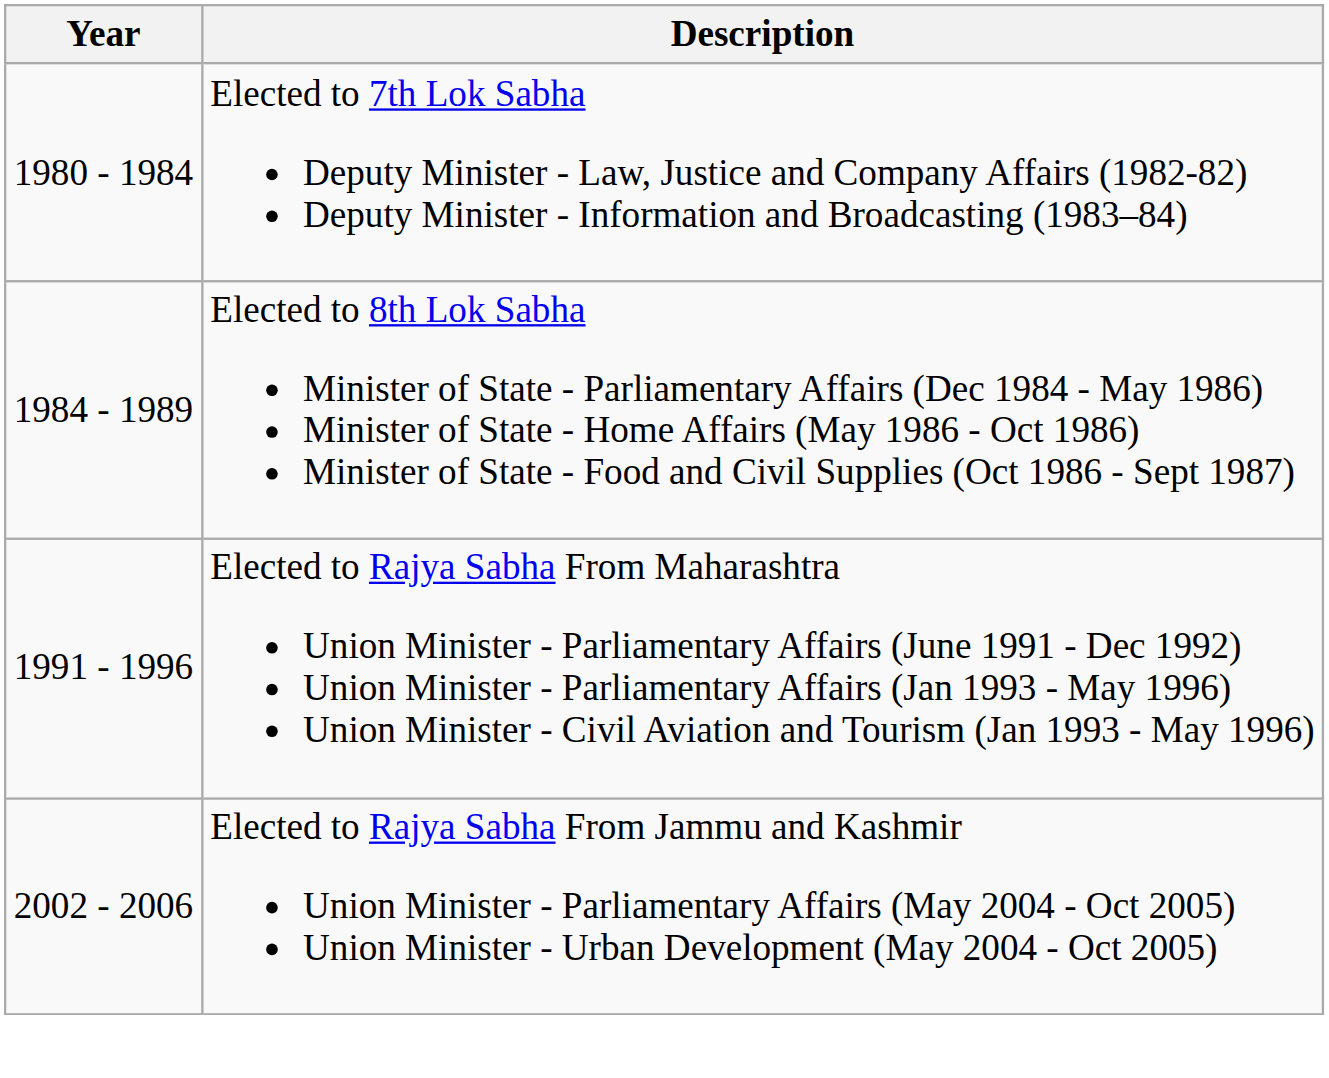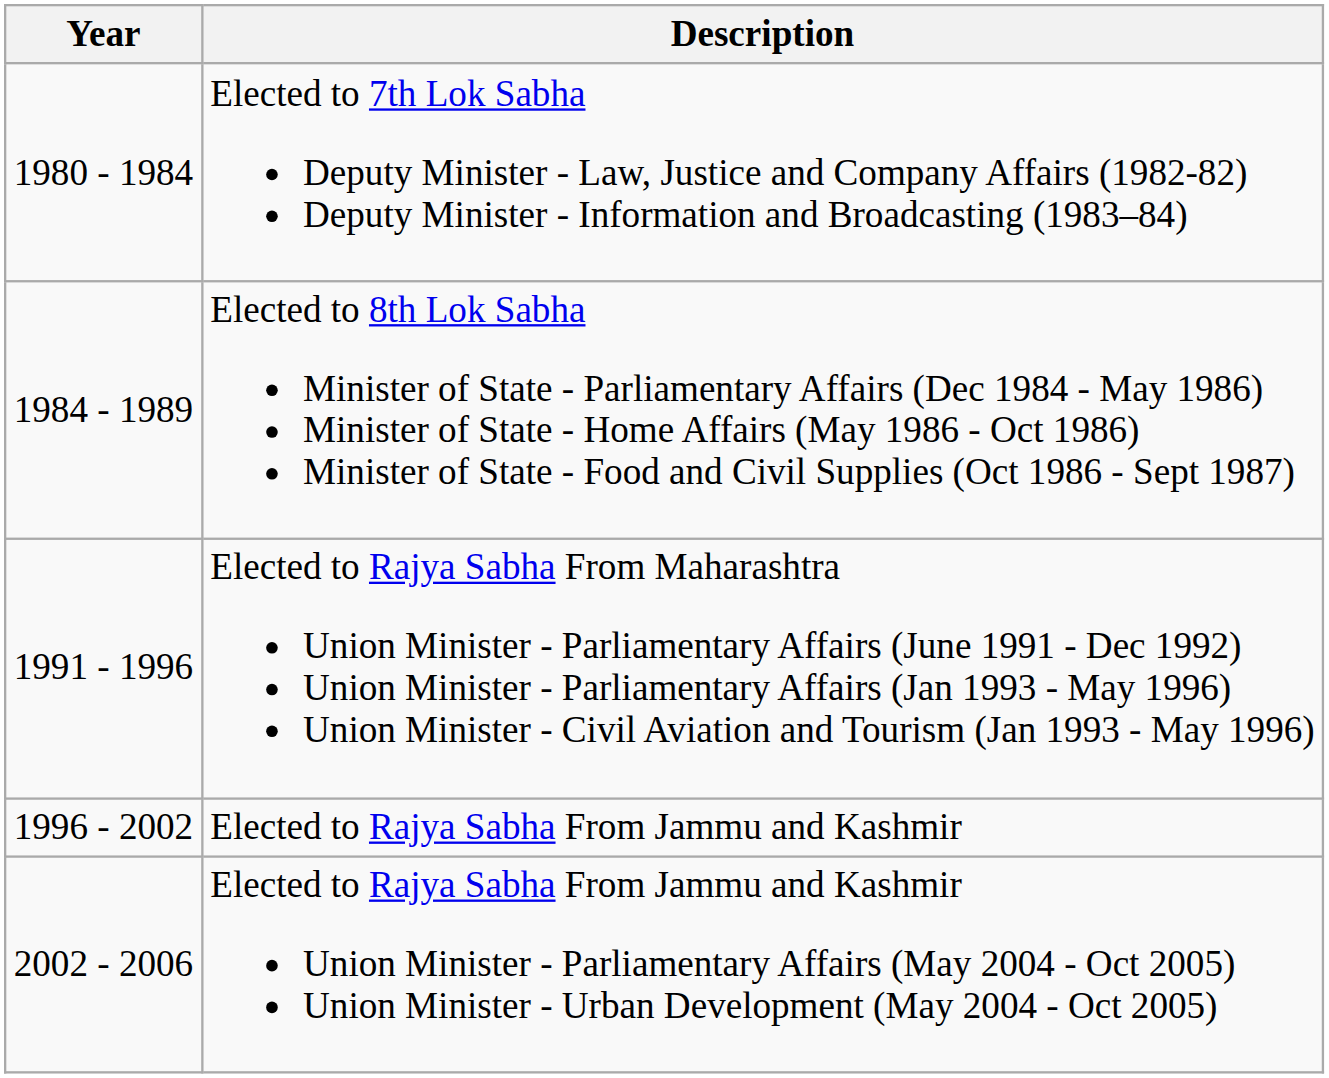+ row: (586, 826)
